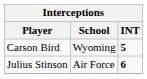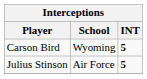(123, 64) 6 -> (123, 64) 5
